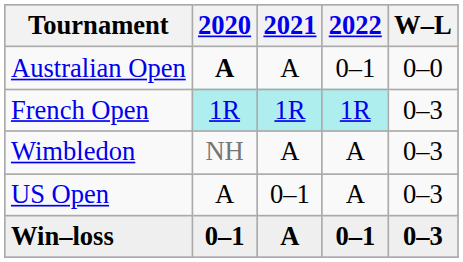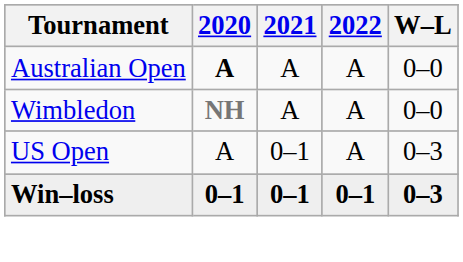(355, 67) 0–1 -> (355, 67) A
- row: (80, 109)
(225, 151) normal -> (225, 109) bold
(423, 151) 0–3 -> (423, 109) 0–0
(290, 236) A -> (290, 194) 0–1
